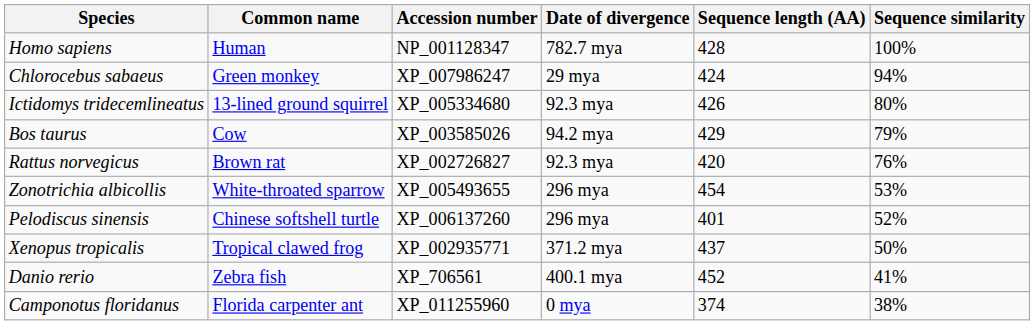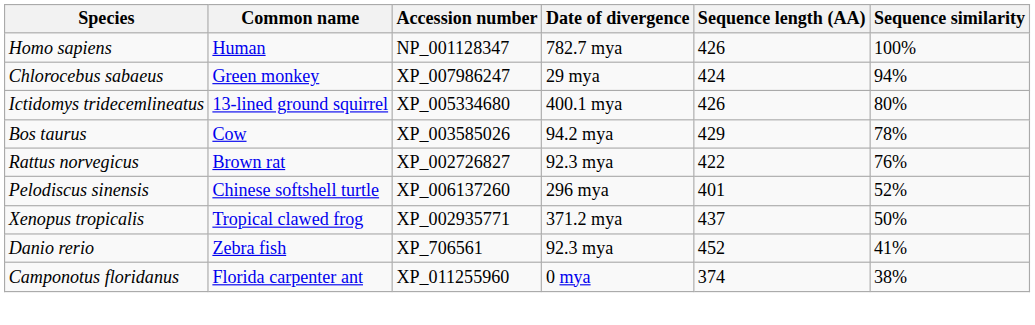(711, 47) 428 -> (711, 47) 426
(580, 104) 92.3 mya -> (584, 104) 400.1 mya
(890, 133) 79% -> (890, 133) 78%
(711, 162) 420 -> (711, 162) 422
- row: (87, 190)
(584, 276) 400.1 mya -> (580, 248) 92.3 mya
